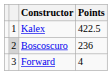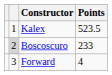(89, 29) 422.5 -> (89, 29) 523.5
(86, 46) 236 -> (86, 46) 233
